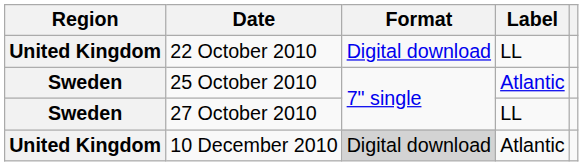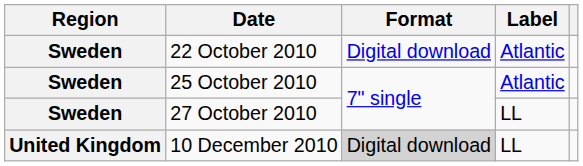(85, 51) United Kingdom -> (85, 51) Sweden
(511, 51) LL -> (532, 51) Atlantic
(532, 144) Atlantic -> (511, 144) LL
